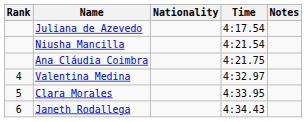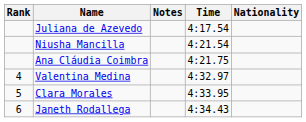columns swapped: (186, 12) <-> (284, 12)
